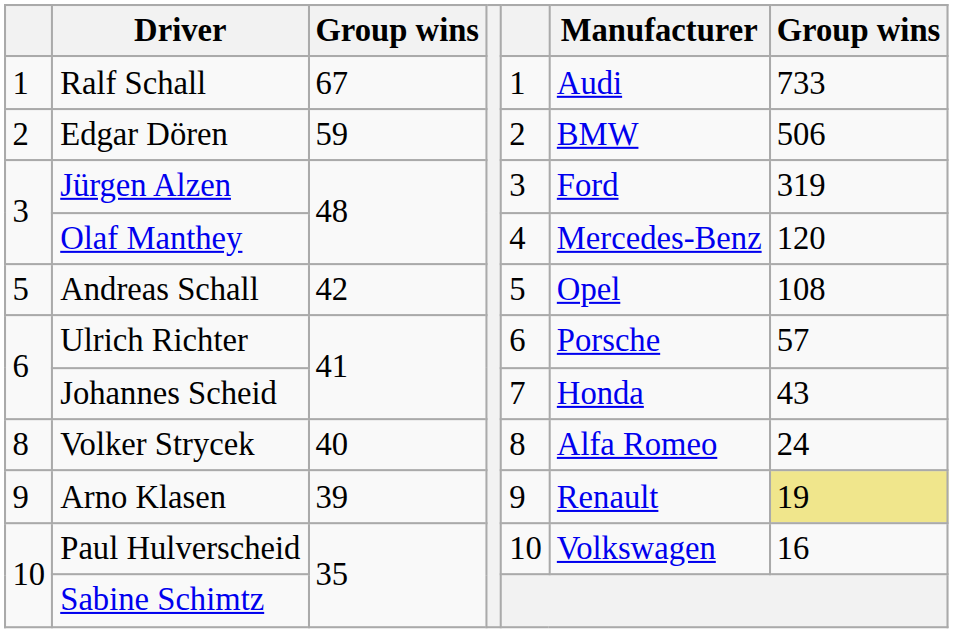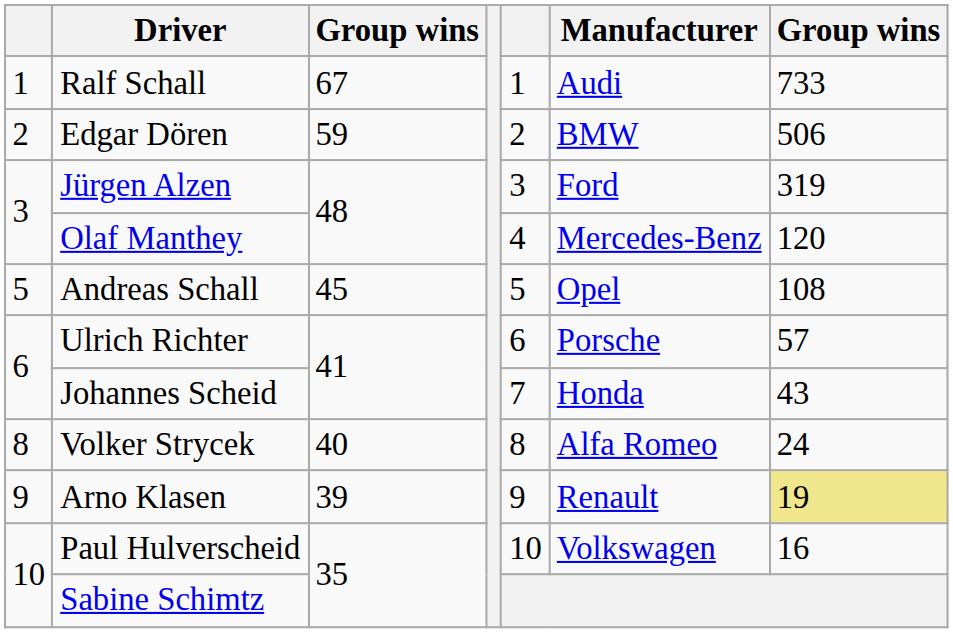(332, 289) 42 -> (332, 289) 45
